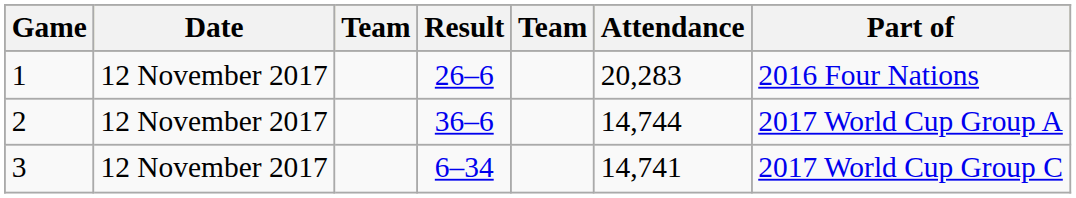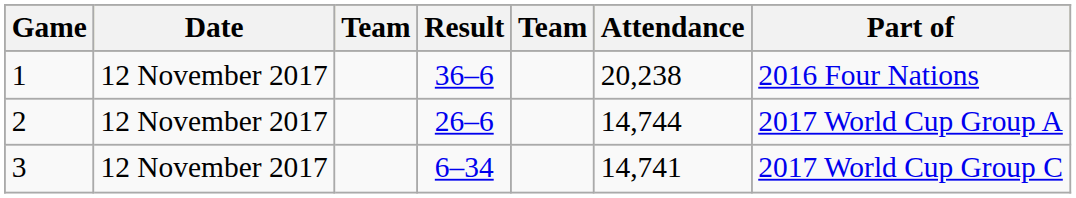(464, 74) 26–6 -> (464, 74) 36–6
(641, 74) 20,283 -> (641, 74) 20,238
(464, 121) 36–6 -> (464, 121) 26–6
